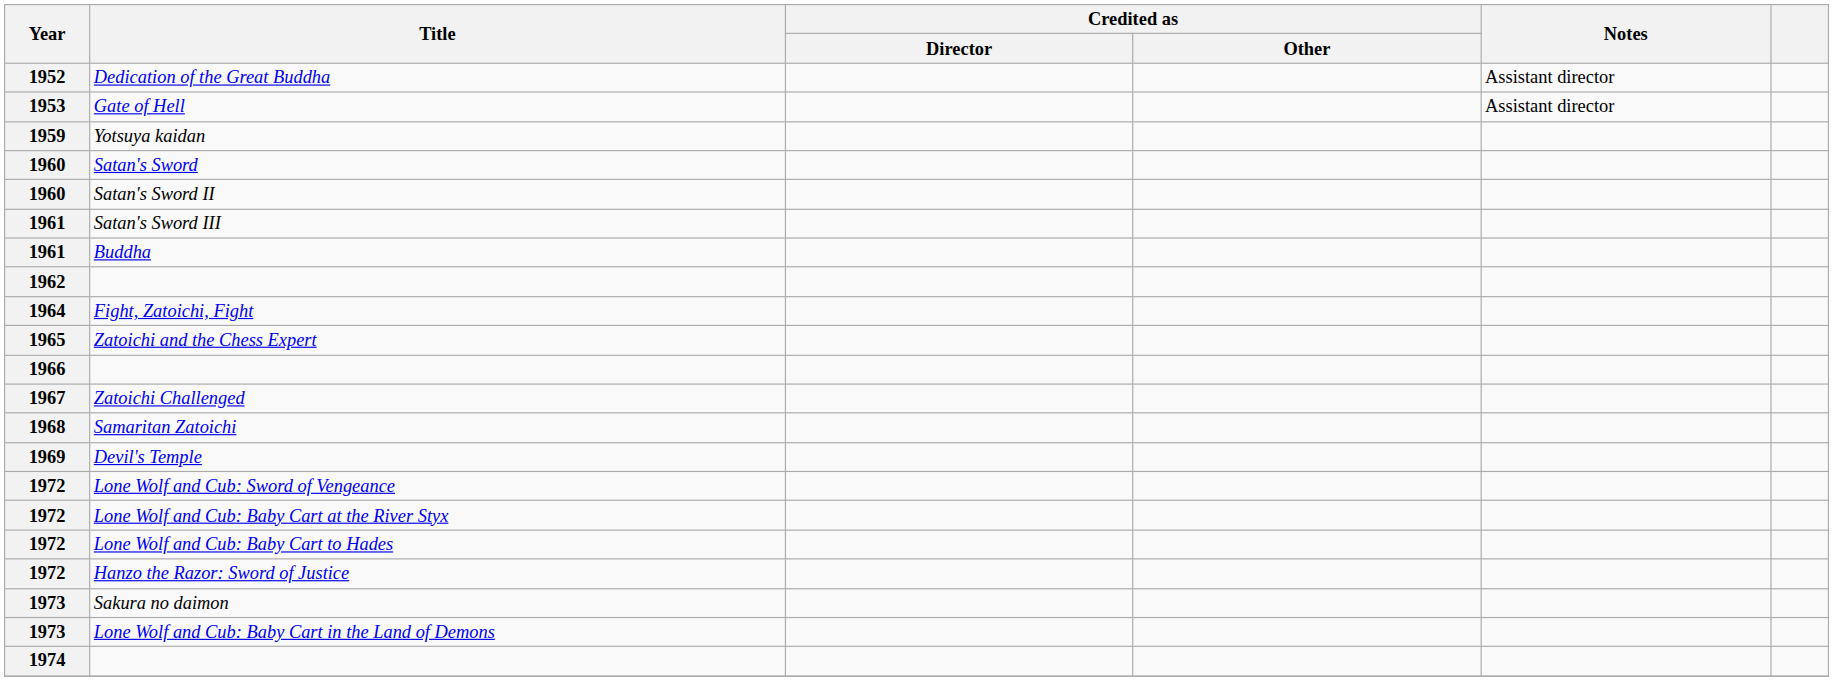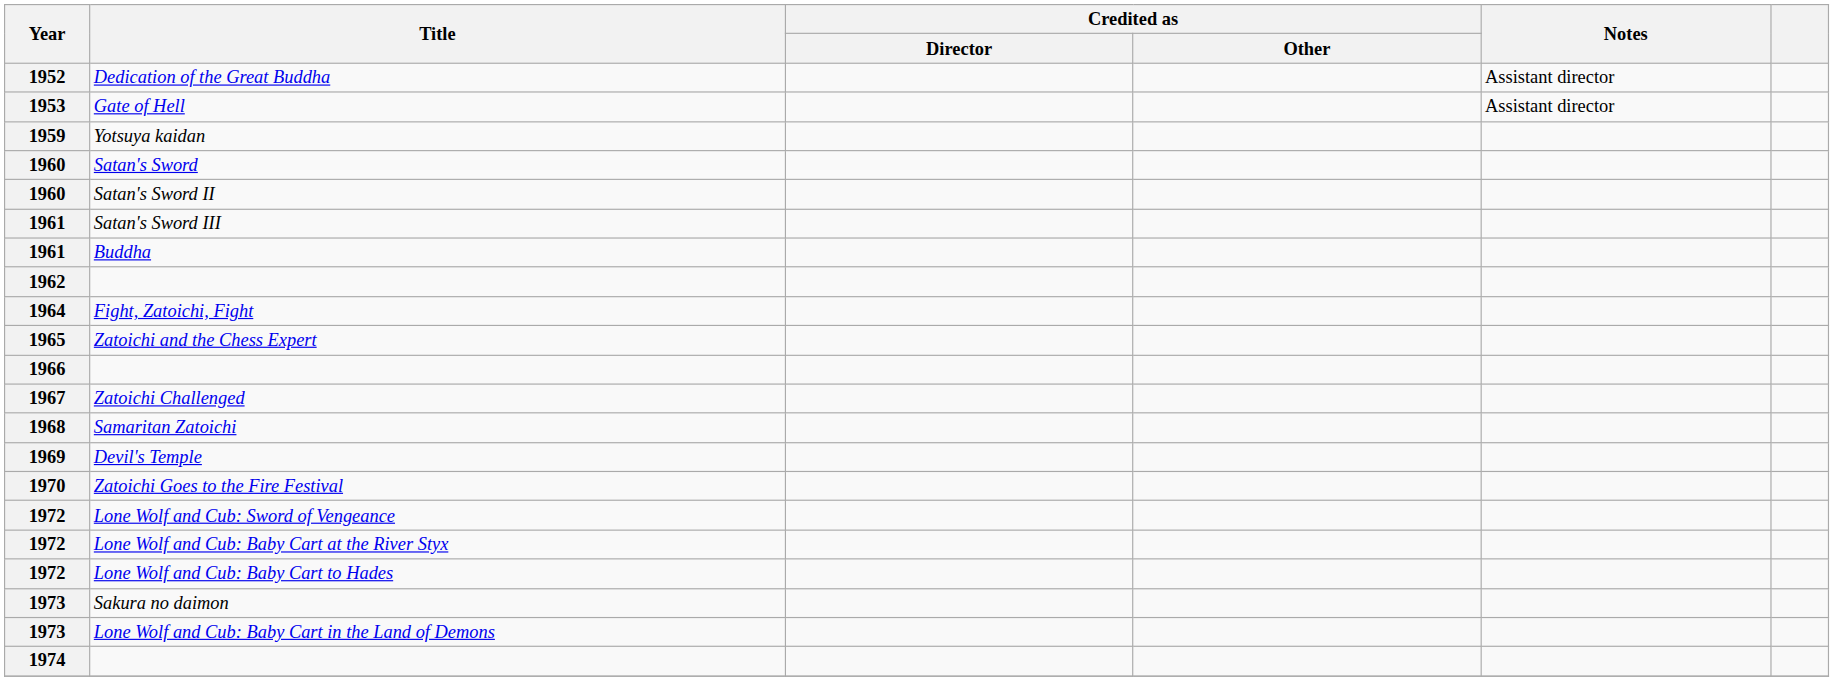+ row: (47, 485)
- row: (47, 573)
